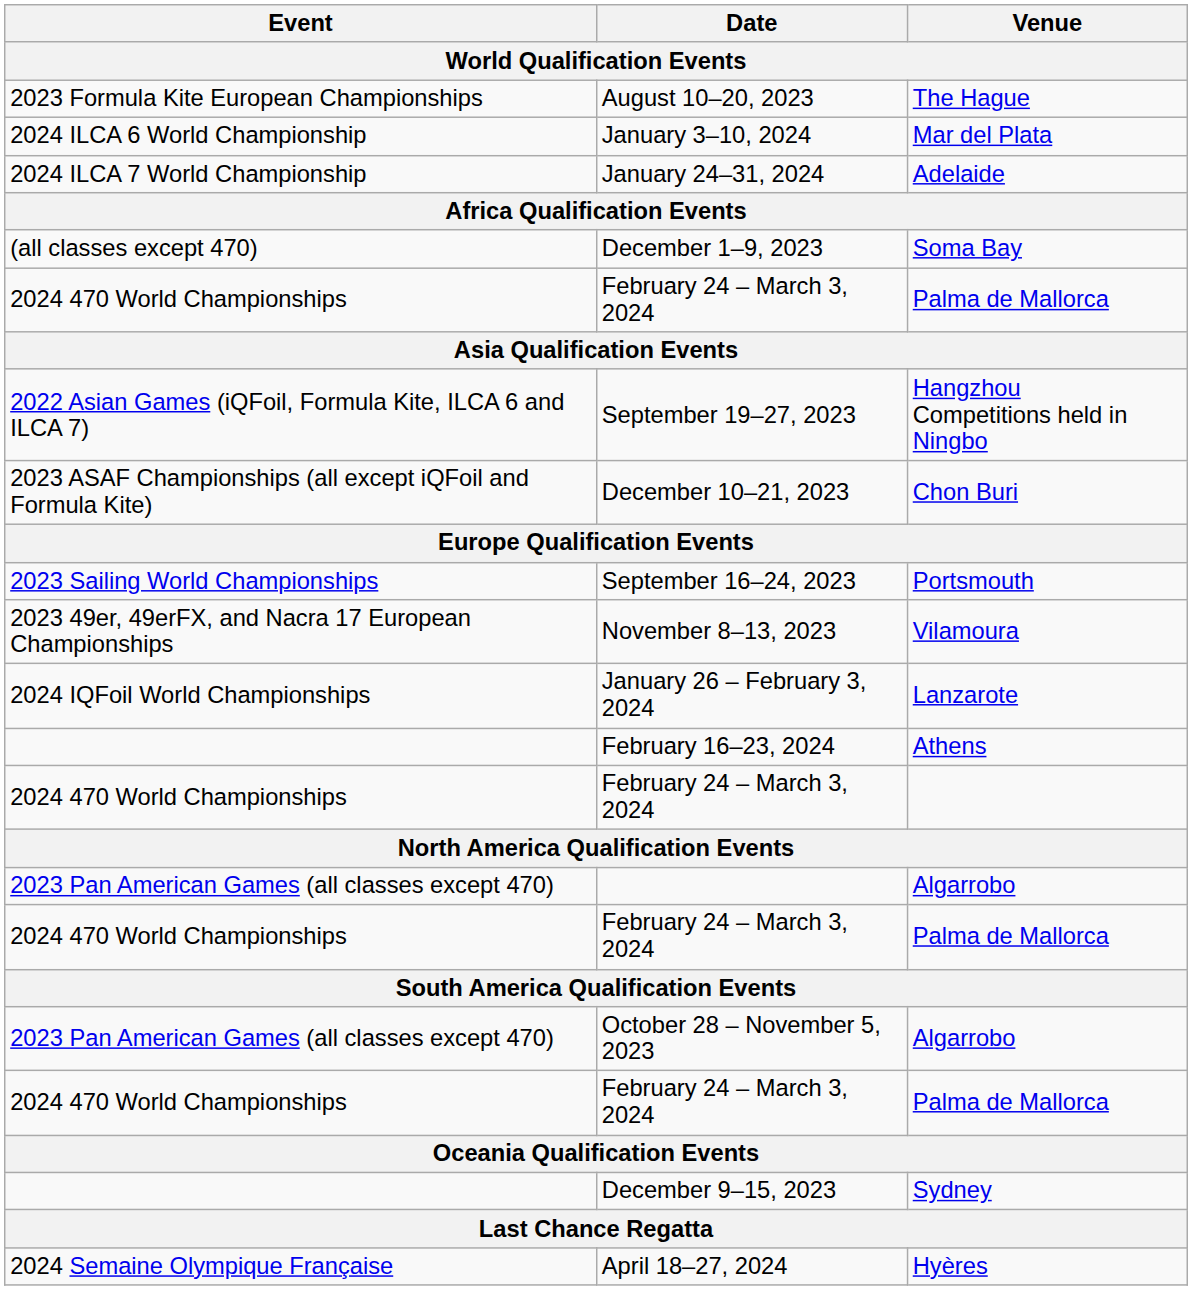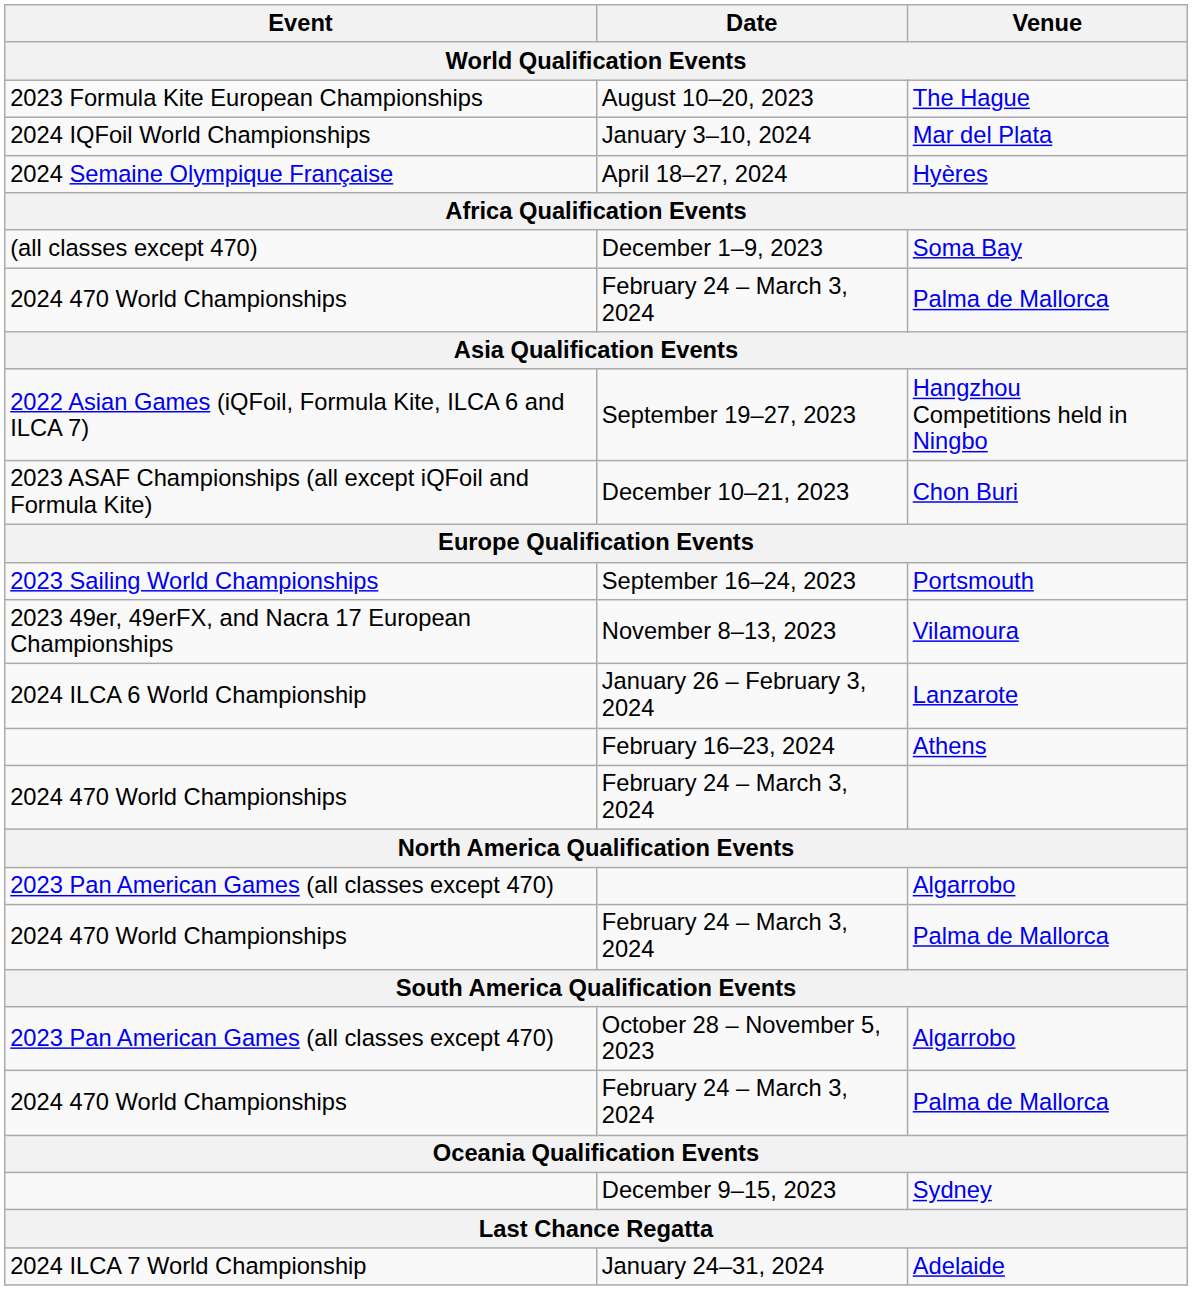(188, 135) 2024 ILCA 6 World Championship -> (190, 135) 2024 IQFoil World Championships
rows swapped: (713, 173) <-> (695, 1266)
(190, 695) 2024 IQFoil World Championships -> (188, 695) 2024 ILCA 6 World Championship
